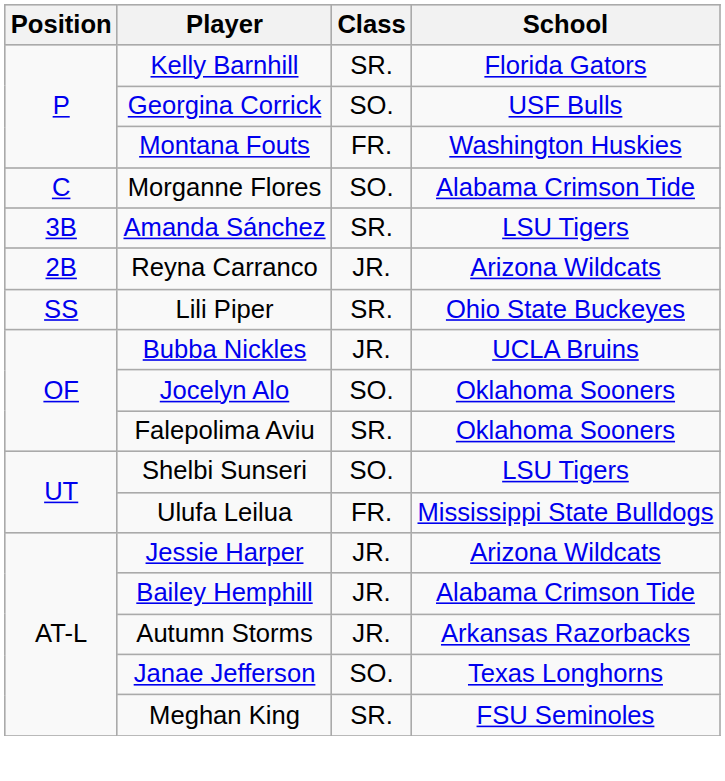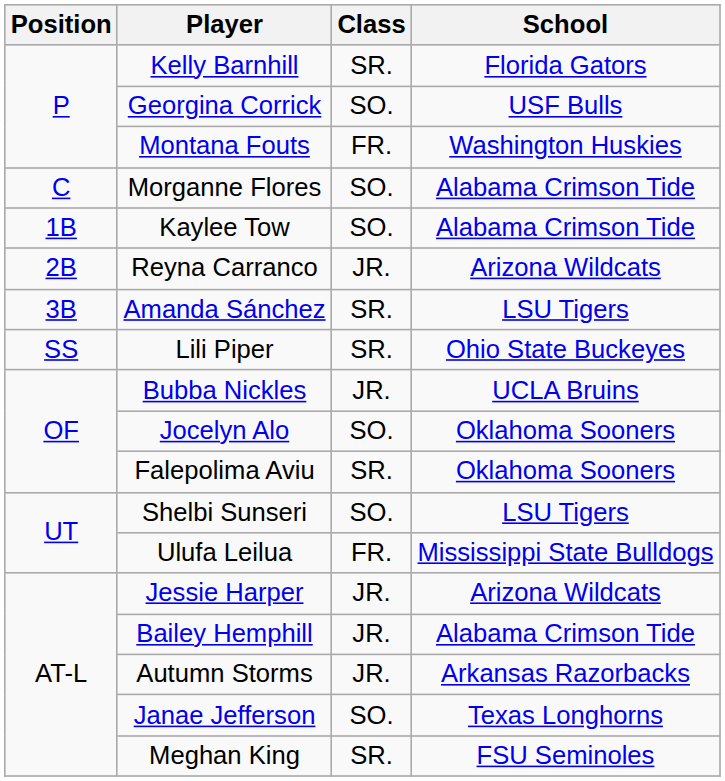+ row: (225, 227)
rows swapped: (225, 268) <-> (225, 227)
